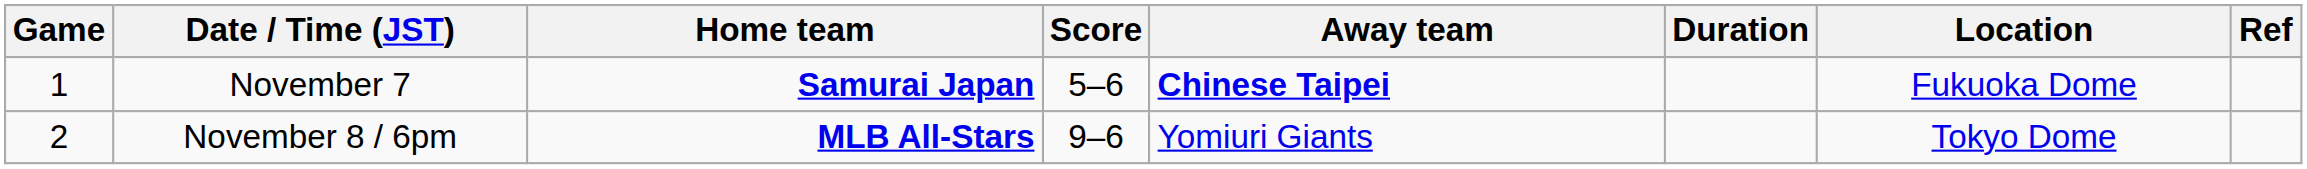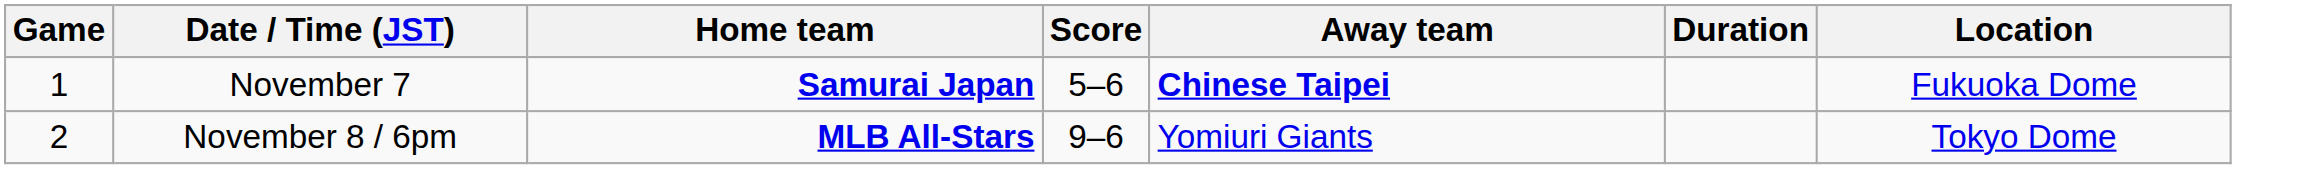- column: (2266, 30)
